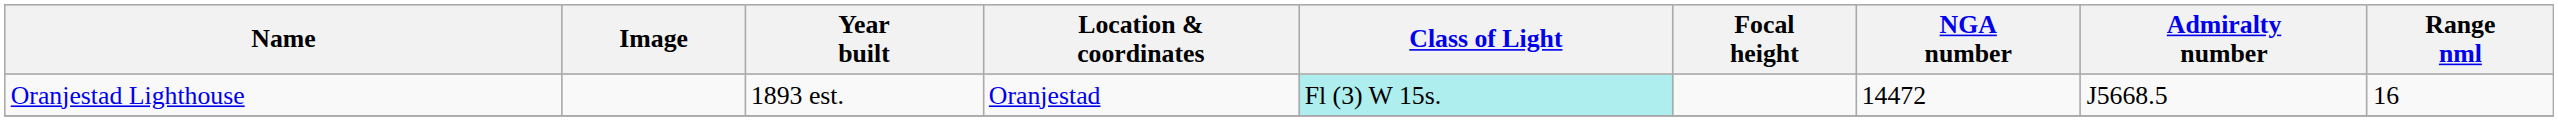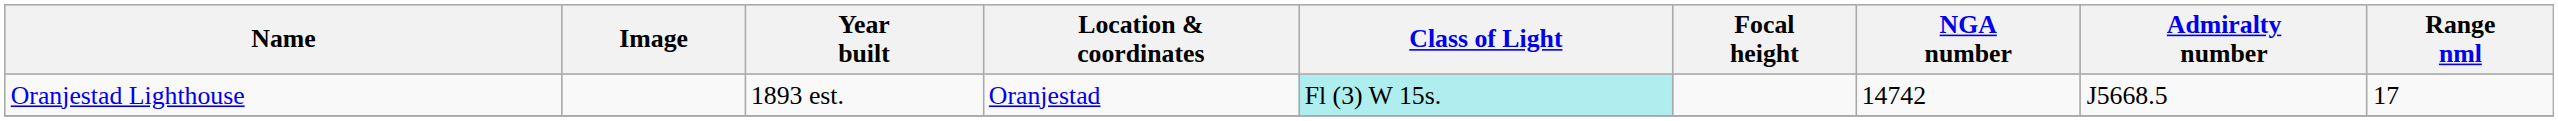(1894, 94) 14472 -> (1894, 94) 14742
(2386, 94) 16 -> (2386, 94) 17
